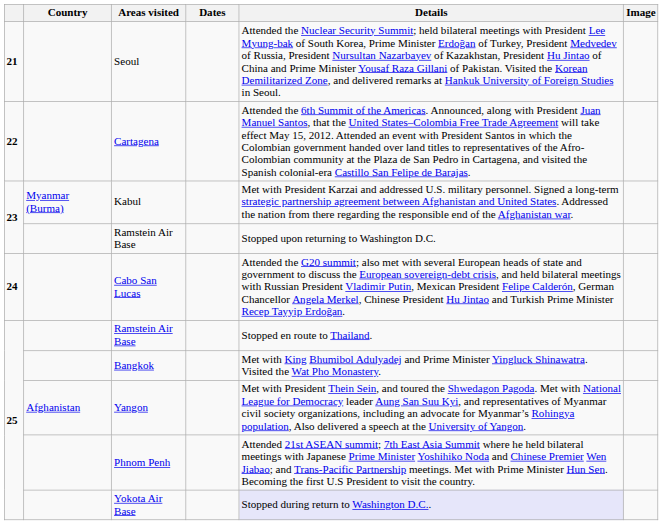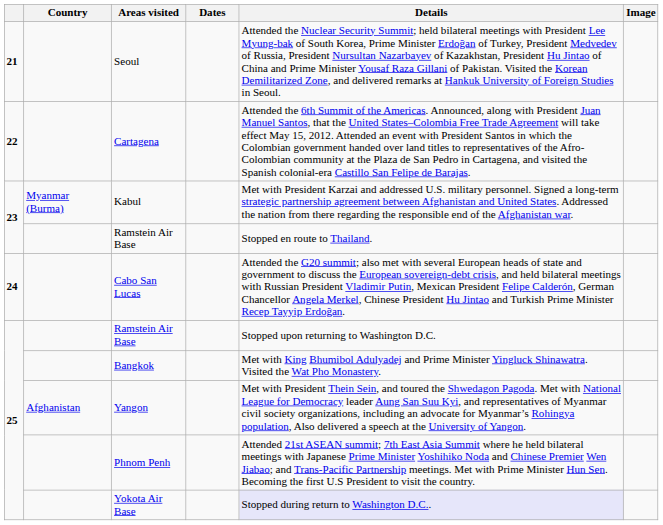(339, 238) Stopped upon returning to Washington D.C. -> (307, 238) Stopped en route to Thailand.
(307, 335) Stopped en route to Thailand. -> (339, 335) Stopped upon returning to Washington D.C.
